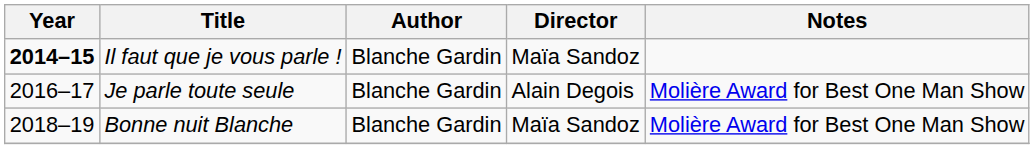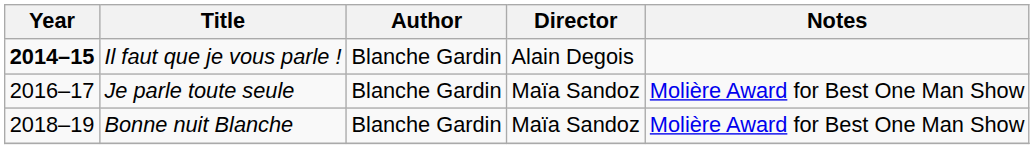(576, 56) Maïa Sandoz -> (573, 56) Alain Degois
(573, 90) Alain Degois -> (576, 90) Maïa Sandoz
